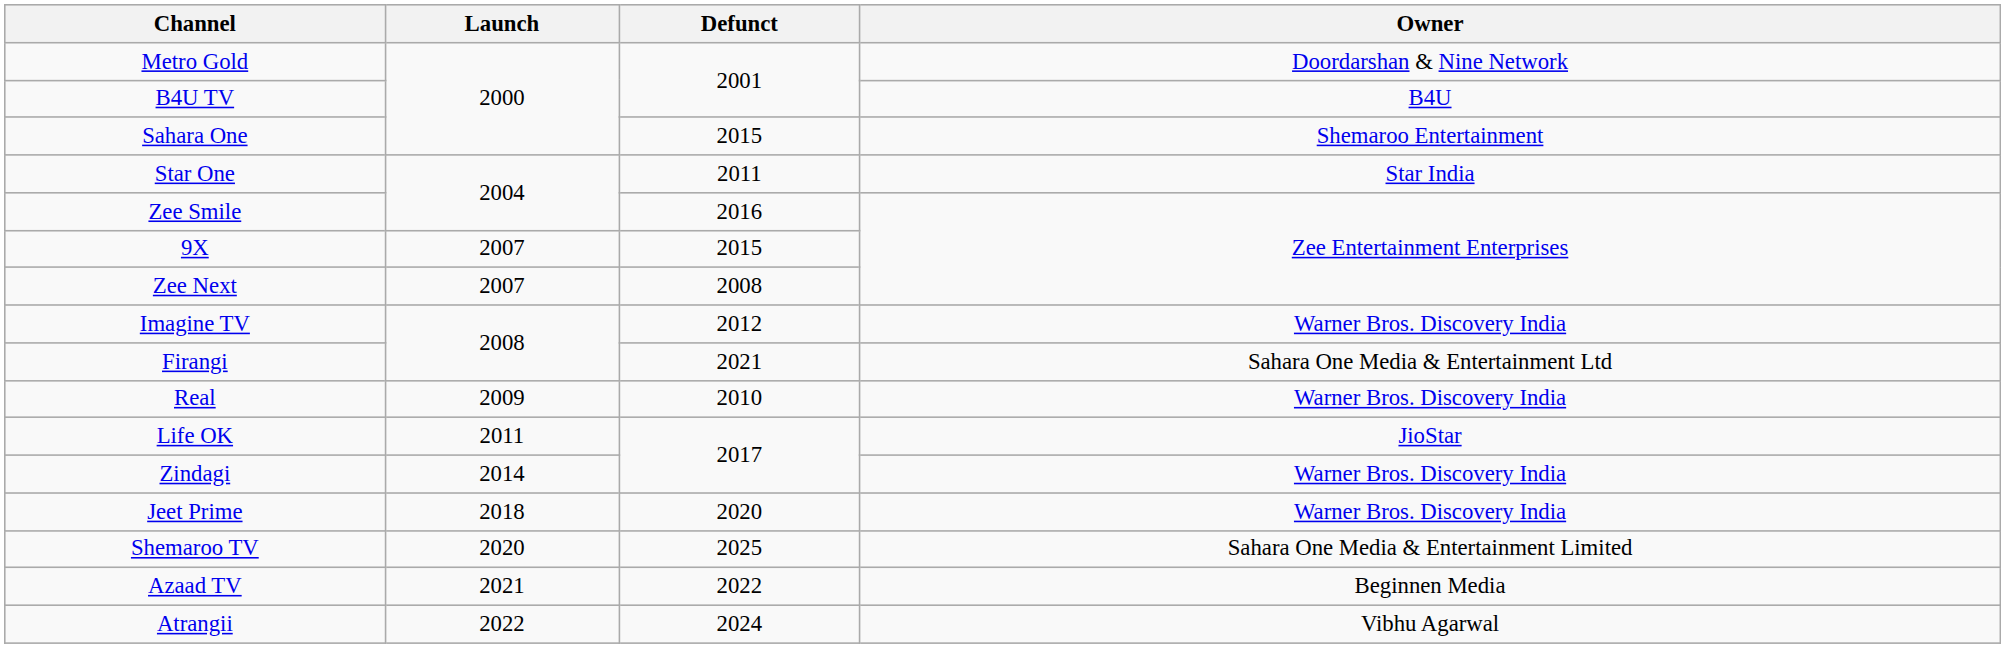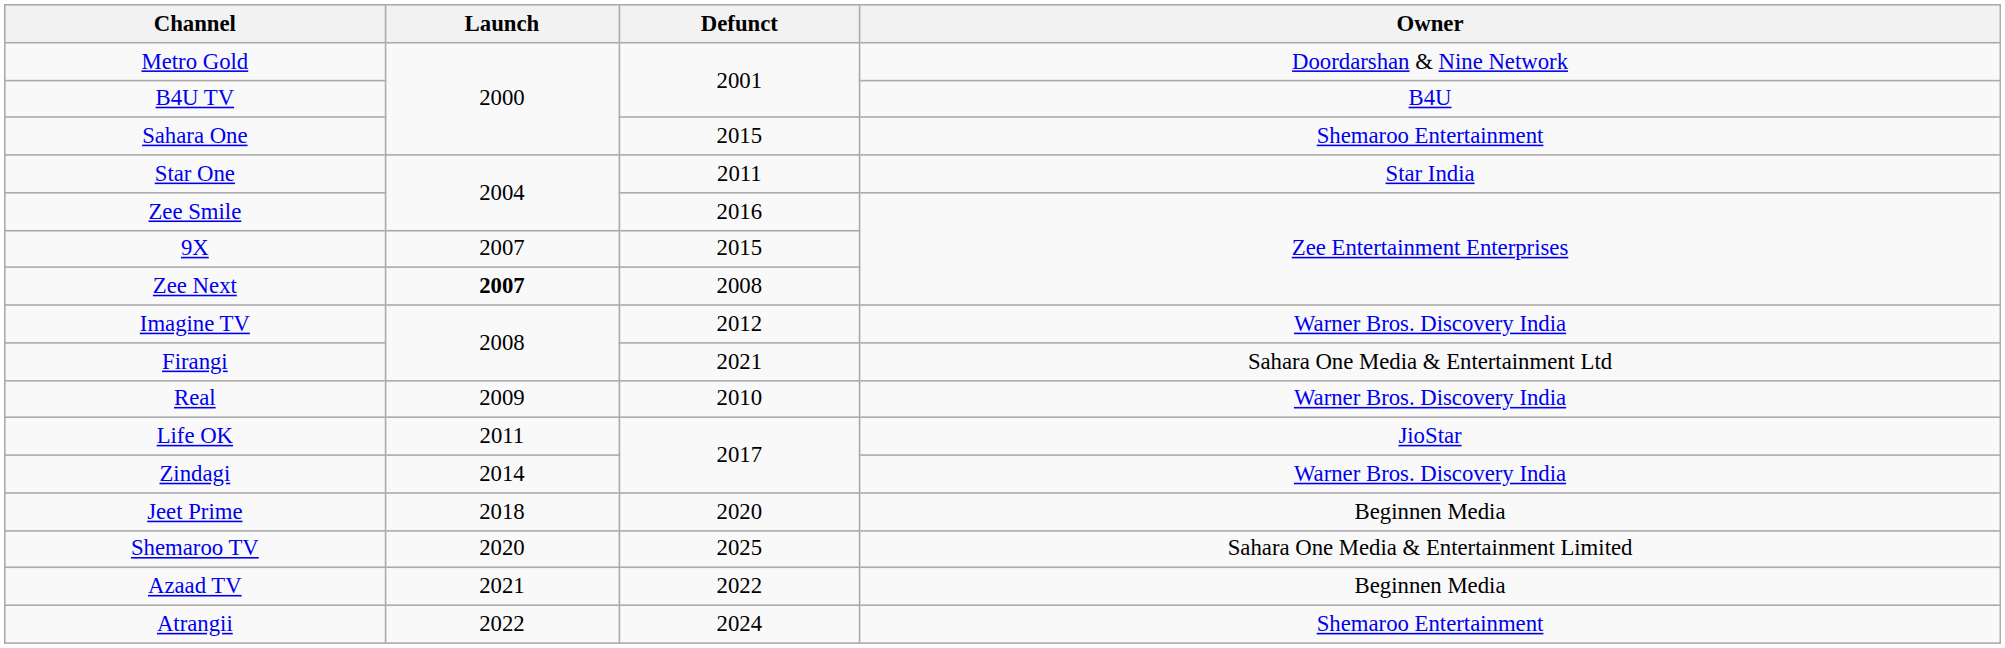(502, 286) normal -> (502, 286) bold
(1430, 511) Warner Bros. Discovery India -> (1430, 511) Beginnen Media
(1430, 624) Vibhu Agarwal -> (1430, 624) Shemaroo Entertainment
